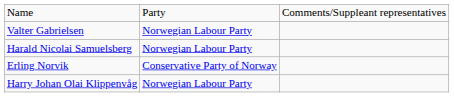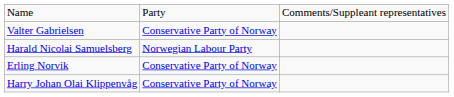(197, 30) Norwegian Labour Party -> (210, 30) Conservative Party of Norway
(197, 83) Norwegian Labour Party -> (210, 83) Conservative Party of Norway
